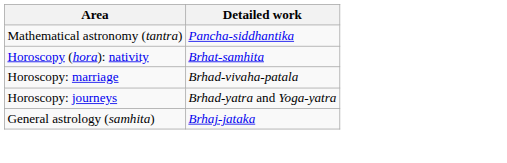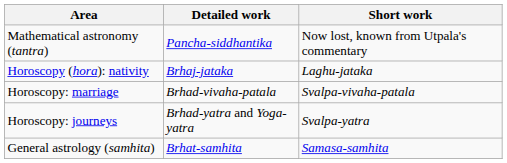+ column: (400, 14)
(226, 56) Brhat-samhita -> (200, 71) Brhaj-jataka
(222, 118) Brhaj-jataka -> (204, 148) Brhat-samhita
